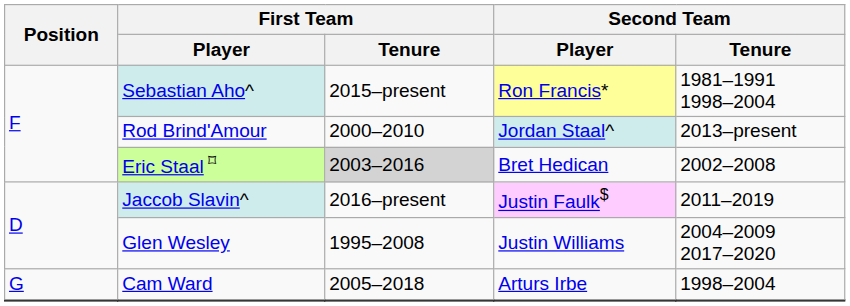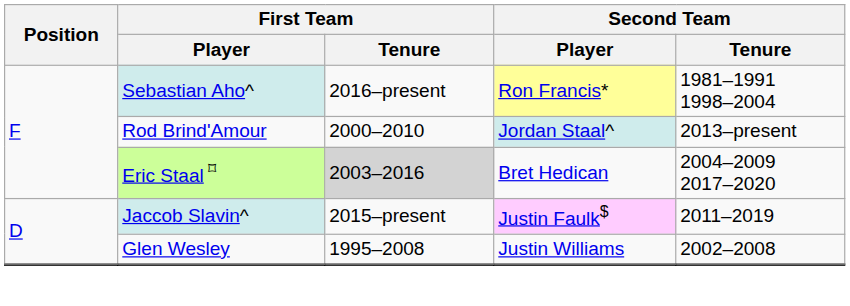(387, 90) 2015–present -> (387, 90) 2016–present
(728, 164) 2002–2008 -> (728, 172) 2004–2009 2017–2020
(387, 199) 2016–present -> (387, 215) 2015–present
(728, 243) 2004–2009 2017–2020 -> (728, 248) 2002–2008
- row: (167, 284)
